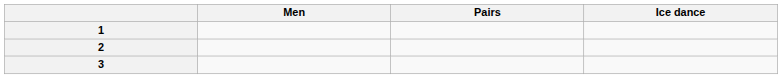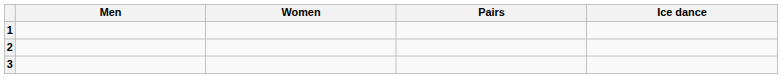+ column: (301, 13)
